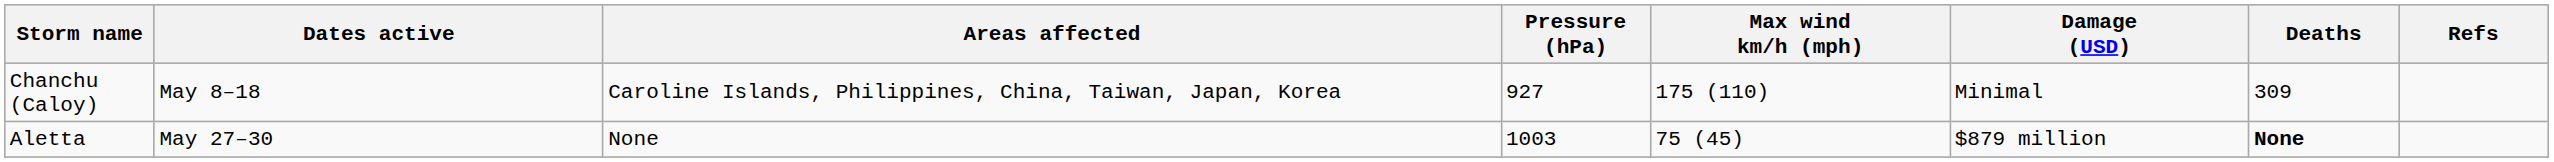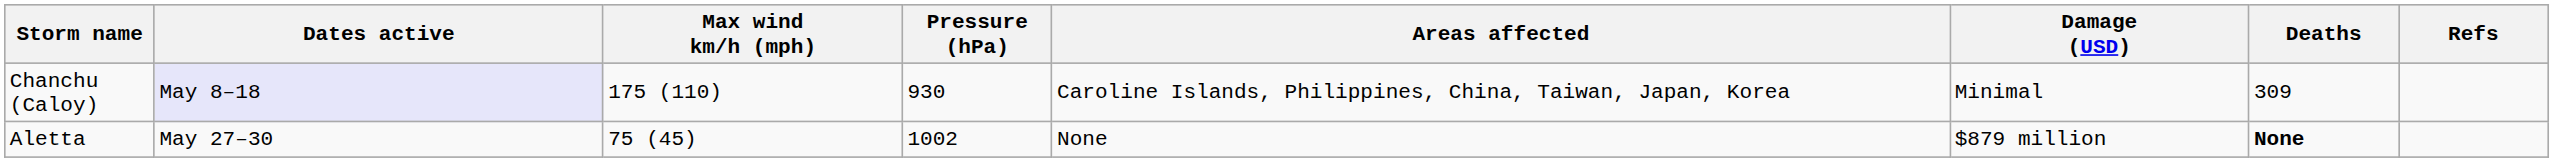columns swapped: (1800, 34) <-> (1052, 34)
(210, 93) no background -> (210, 93) lavender background
(1525, 93) 927 -> (926, 93) 930
(1531, 139) 1003 -> (933, 139) 1002
